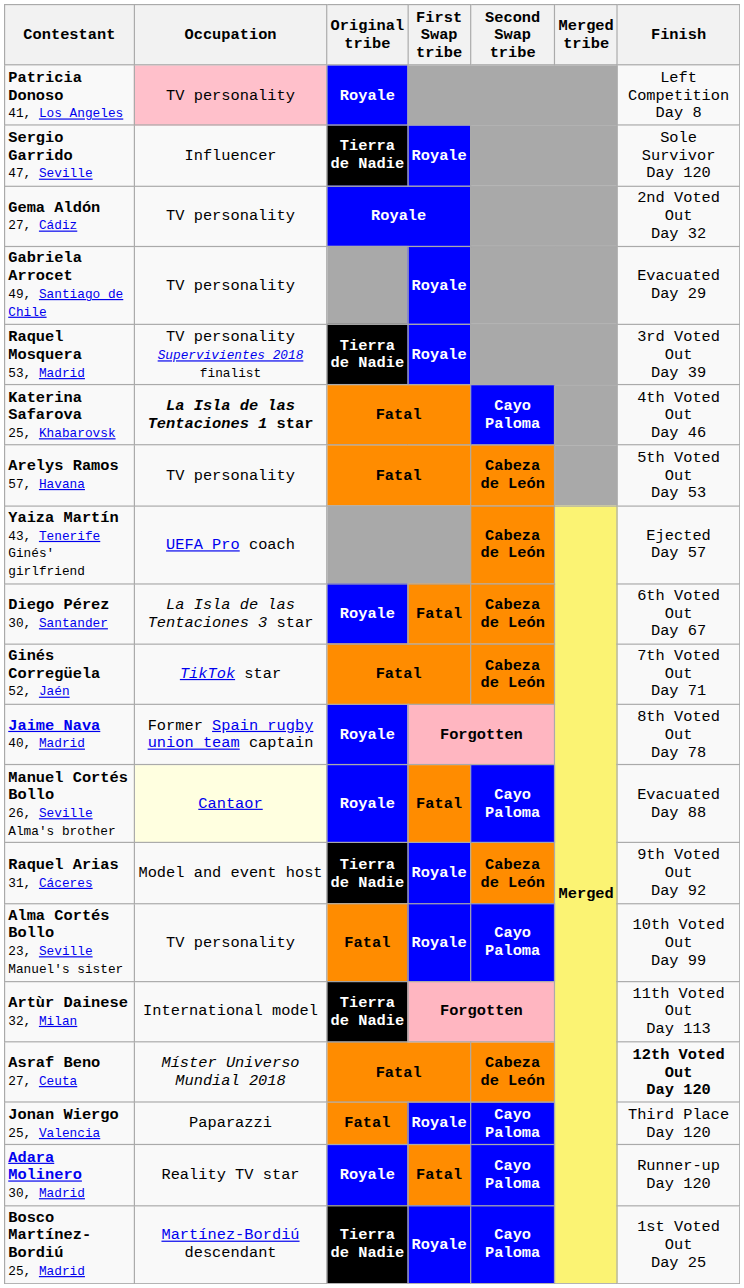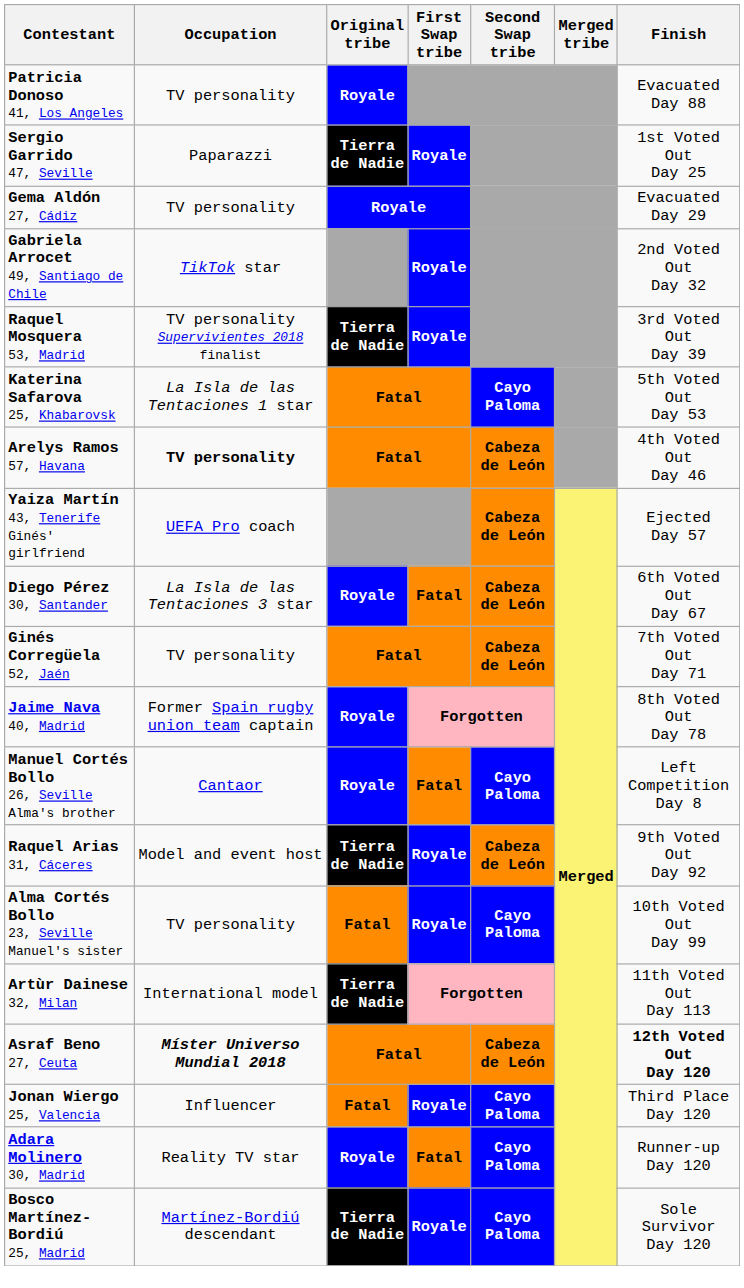(231, 95) pink background -> (231, 95) no background
(679, 95) Left Competition Day 8 -> (679, 95) Evacuated Day 88
(231, 156) Influencer -> (231, 156) Paparazzi
(679, 156) Sole Survivor Day 120 -> (679, 156) 1st Voted Out Day 25
(679, 216) 2nd Voted Out Day 32 -> (679, 207) Evacuated Day 29
(231, 285) TV personality -> (231, 268) TikTok star
(679, 285) Evacuated Day 29 -> (679, 268) 2nd Voted Out Day 32
(231, 415) bold -> (231, 397) normal
(679, 415) 4th Voted Out Day 46 -> (679, 397) 5th Voted Out Day 53
(231, 475) normal -> (231, 458) bold
(679, 475) 5th Voted Out Day 53 -> (679, 458) 4th Voted Out Day 46
(231, 674) TikTok star -> (231, 657) TV personality
(231, 804) lightyellow background -> (231, 786) no background
(679, 804) Evacuated Day 88 -> (679, 786) Left Competition Day 8
(231, 1072) normal -> (231, 1054) bold
(231, 1124) Paparazzi -> (231, 1106) Influencer
(679, 1244) 1st Voted Out Day 25 -> (679, 1227) Sole Survivor Day 120
